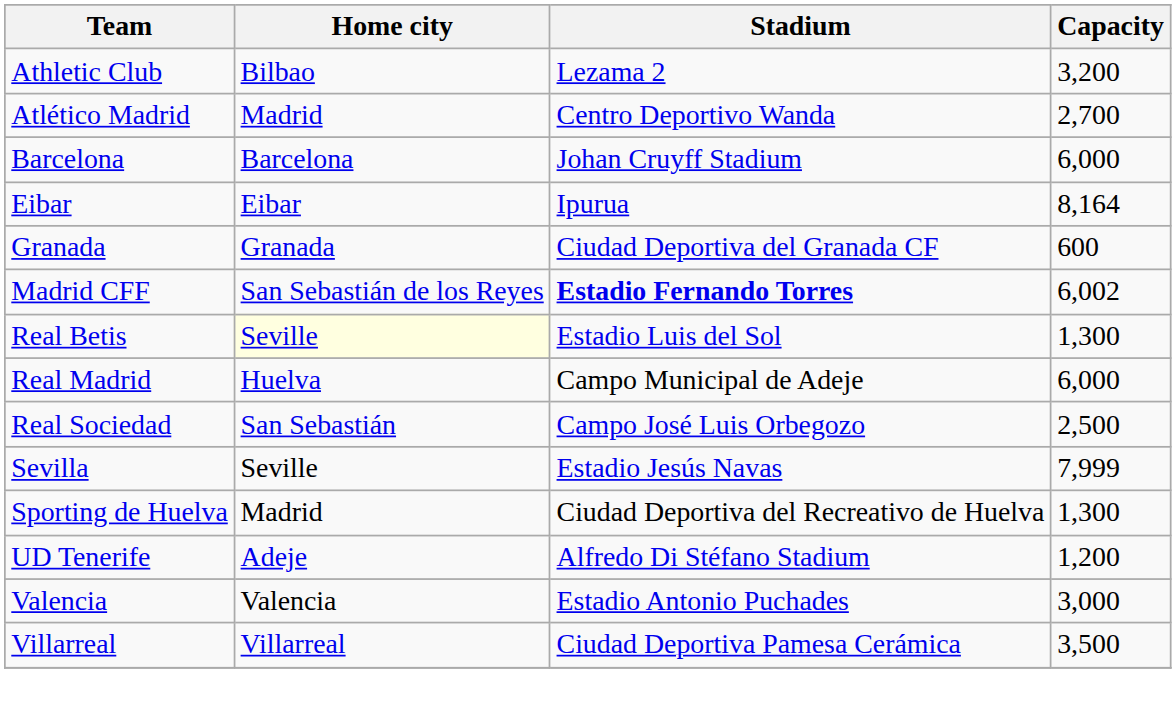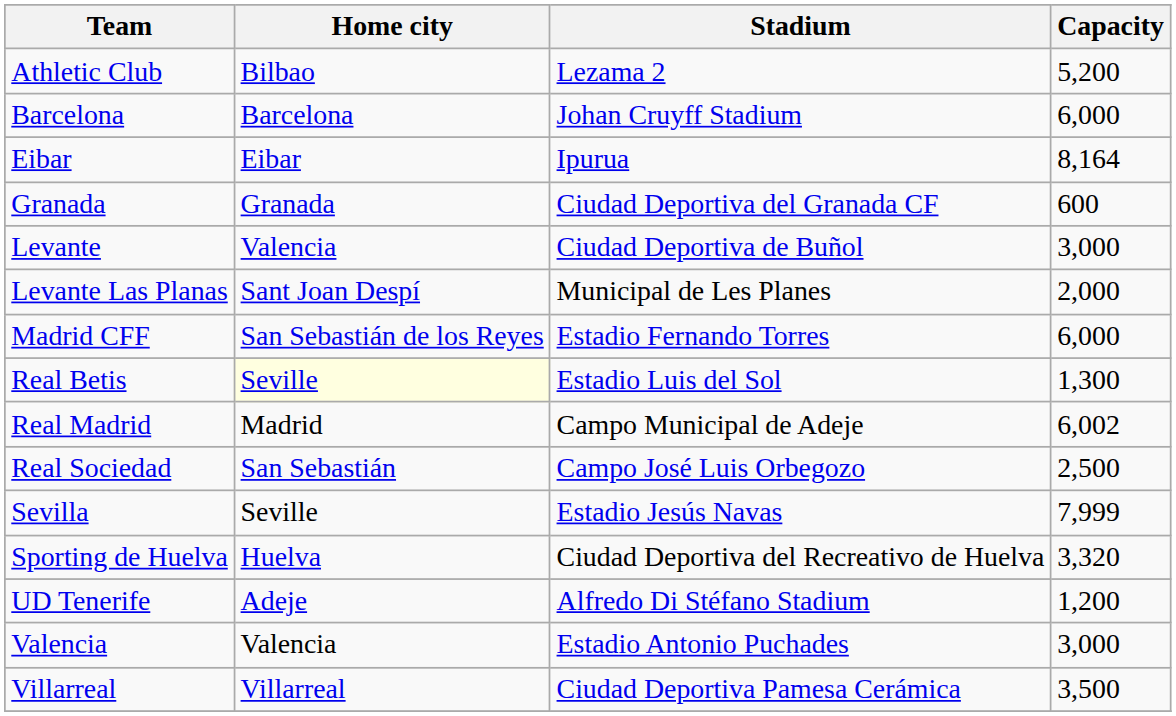(1089, 70) 3,200 -> (1089, 70) 5,200
- row: (101, 114)
+ row: (56, 247)
+ row: (120, 291)
(705, 291) bold -> (693, 335) normal
(1089, 291) 6,002 -> (1089, 335) 6,000
(281, 379) Huelva -> (282, 423) Madrid
(1089, 379) 6,000 -> (1089, 423) 6,002
(282, 512) Madrid -> (281, 556) Huelva
(1089, 512) 1,300 -> (1089, 556) 3,320
